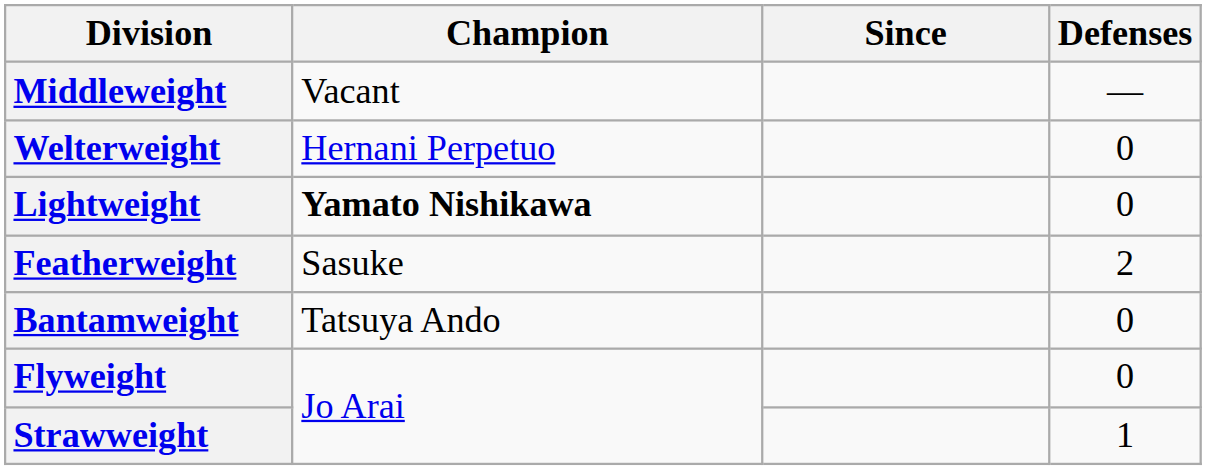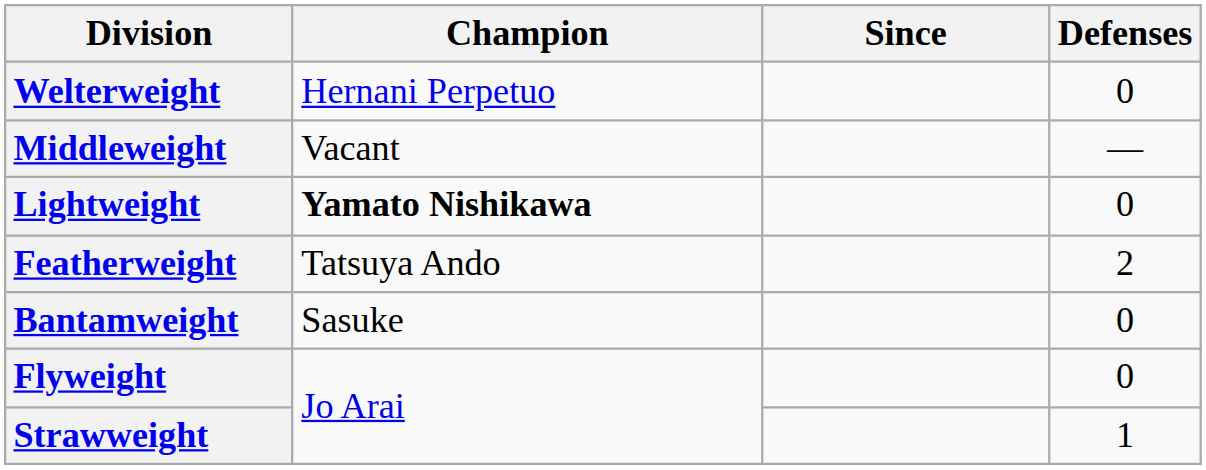rows swapped: (120, 90) <-> (117, 147)
(353, 262) Sasuke -> (401, 262) Tatsuya Ando
(401, 319) Tatsuya Ando -> (353, 319) Sasuke
